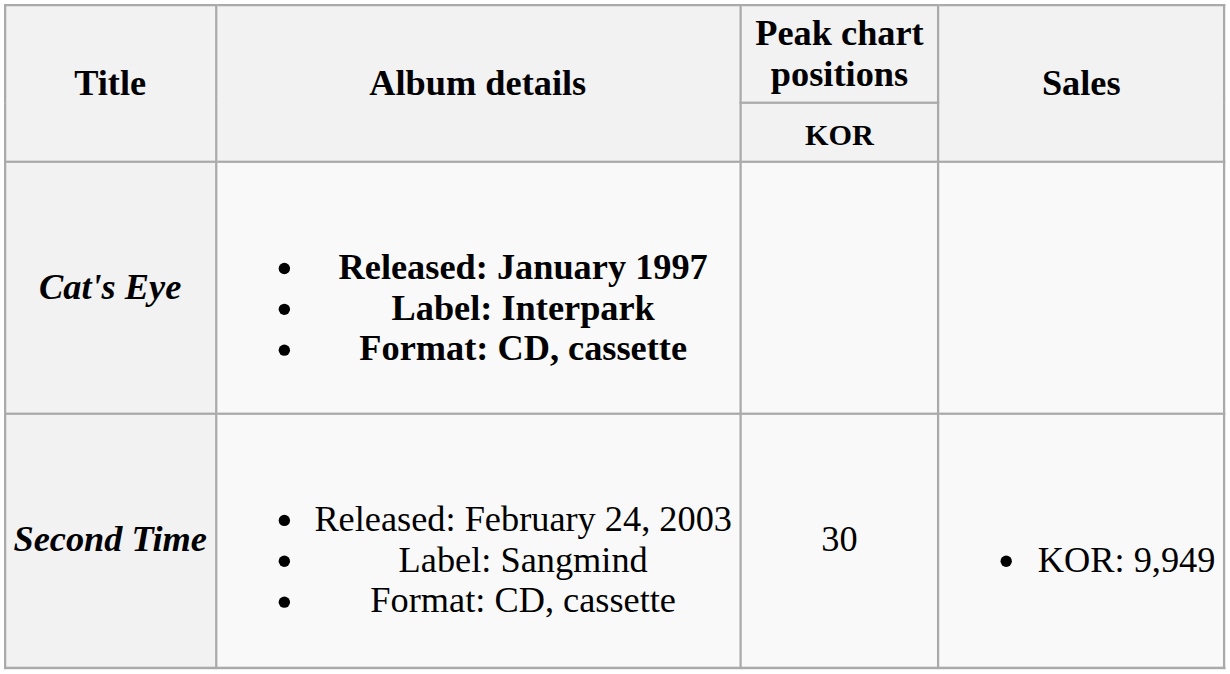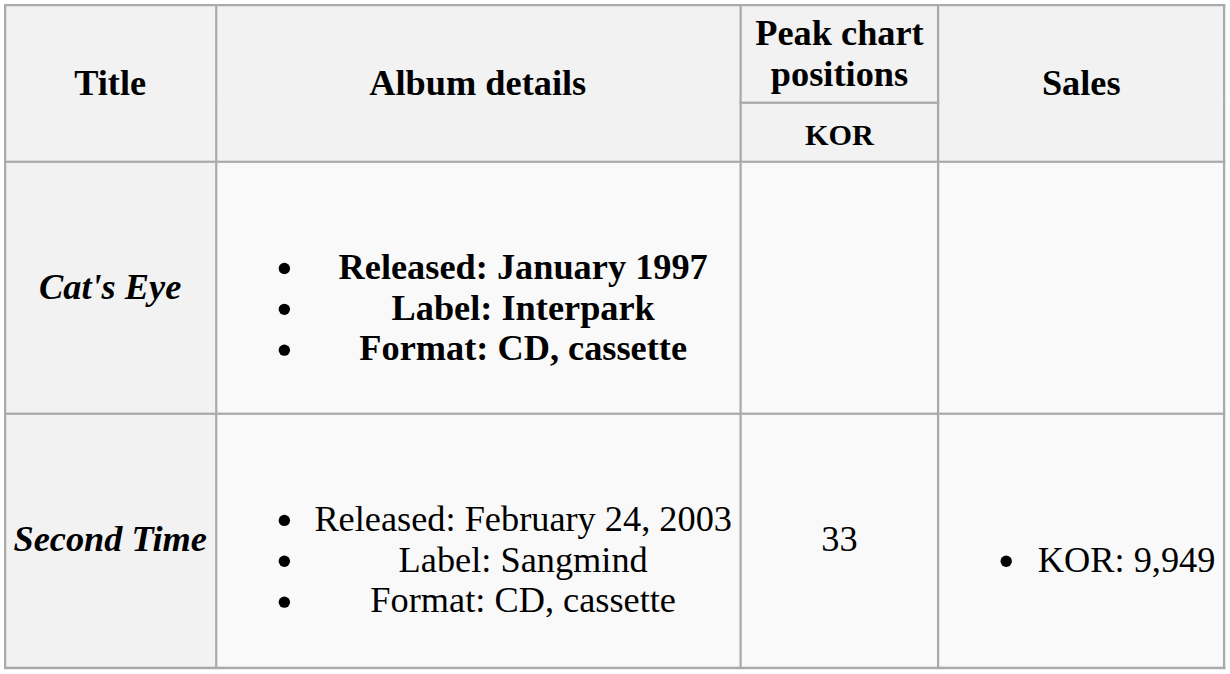(840, 539) 30 -> (840, 539) 33
